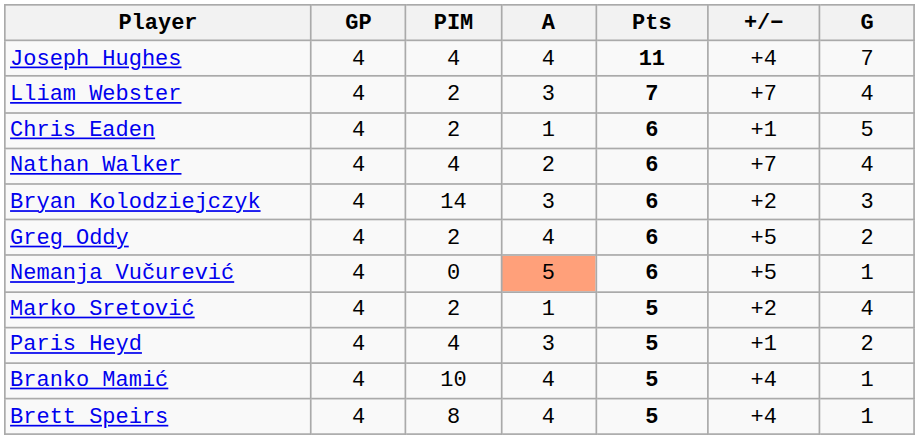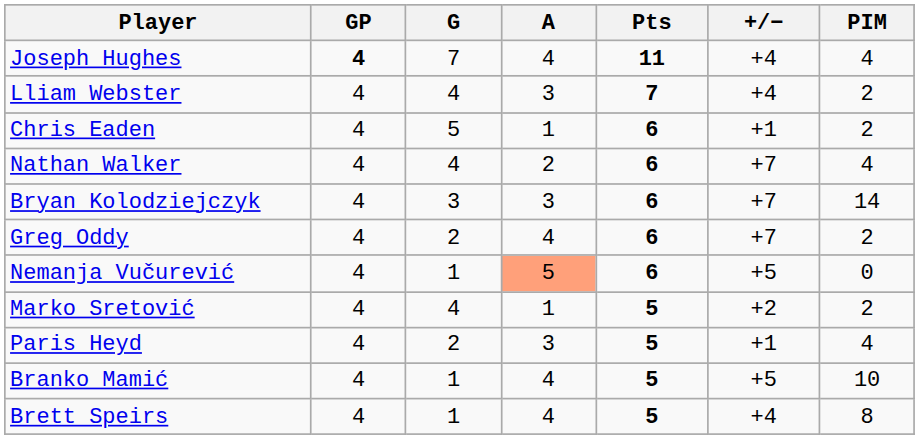columns swapped: (867, 23) <-> (453, 23)
(359, 59) normal -> (359, 59) bold
(764, 94) +7 -> (764, 94) +4
(764, 202) +2 -> (764, 202) +7
(764, 238) +5 -> (764, 238) +7
(764, 381) +4 -> (764, 381) +5
